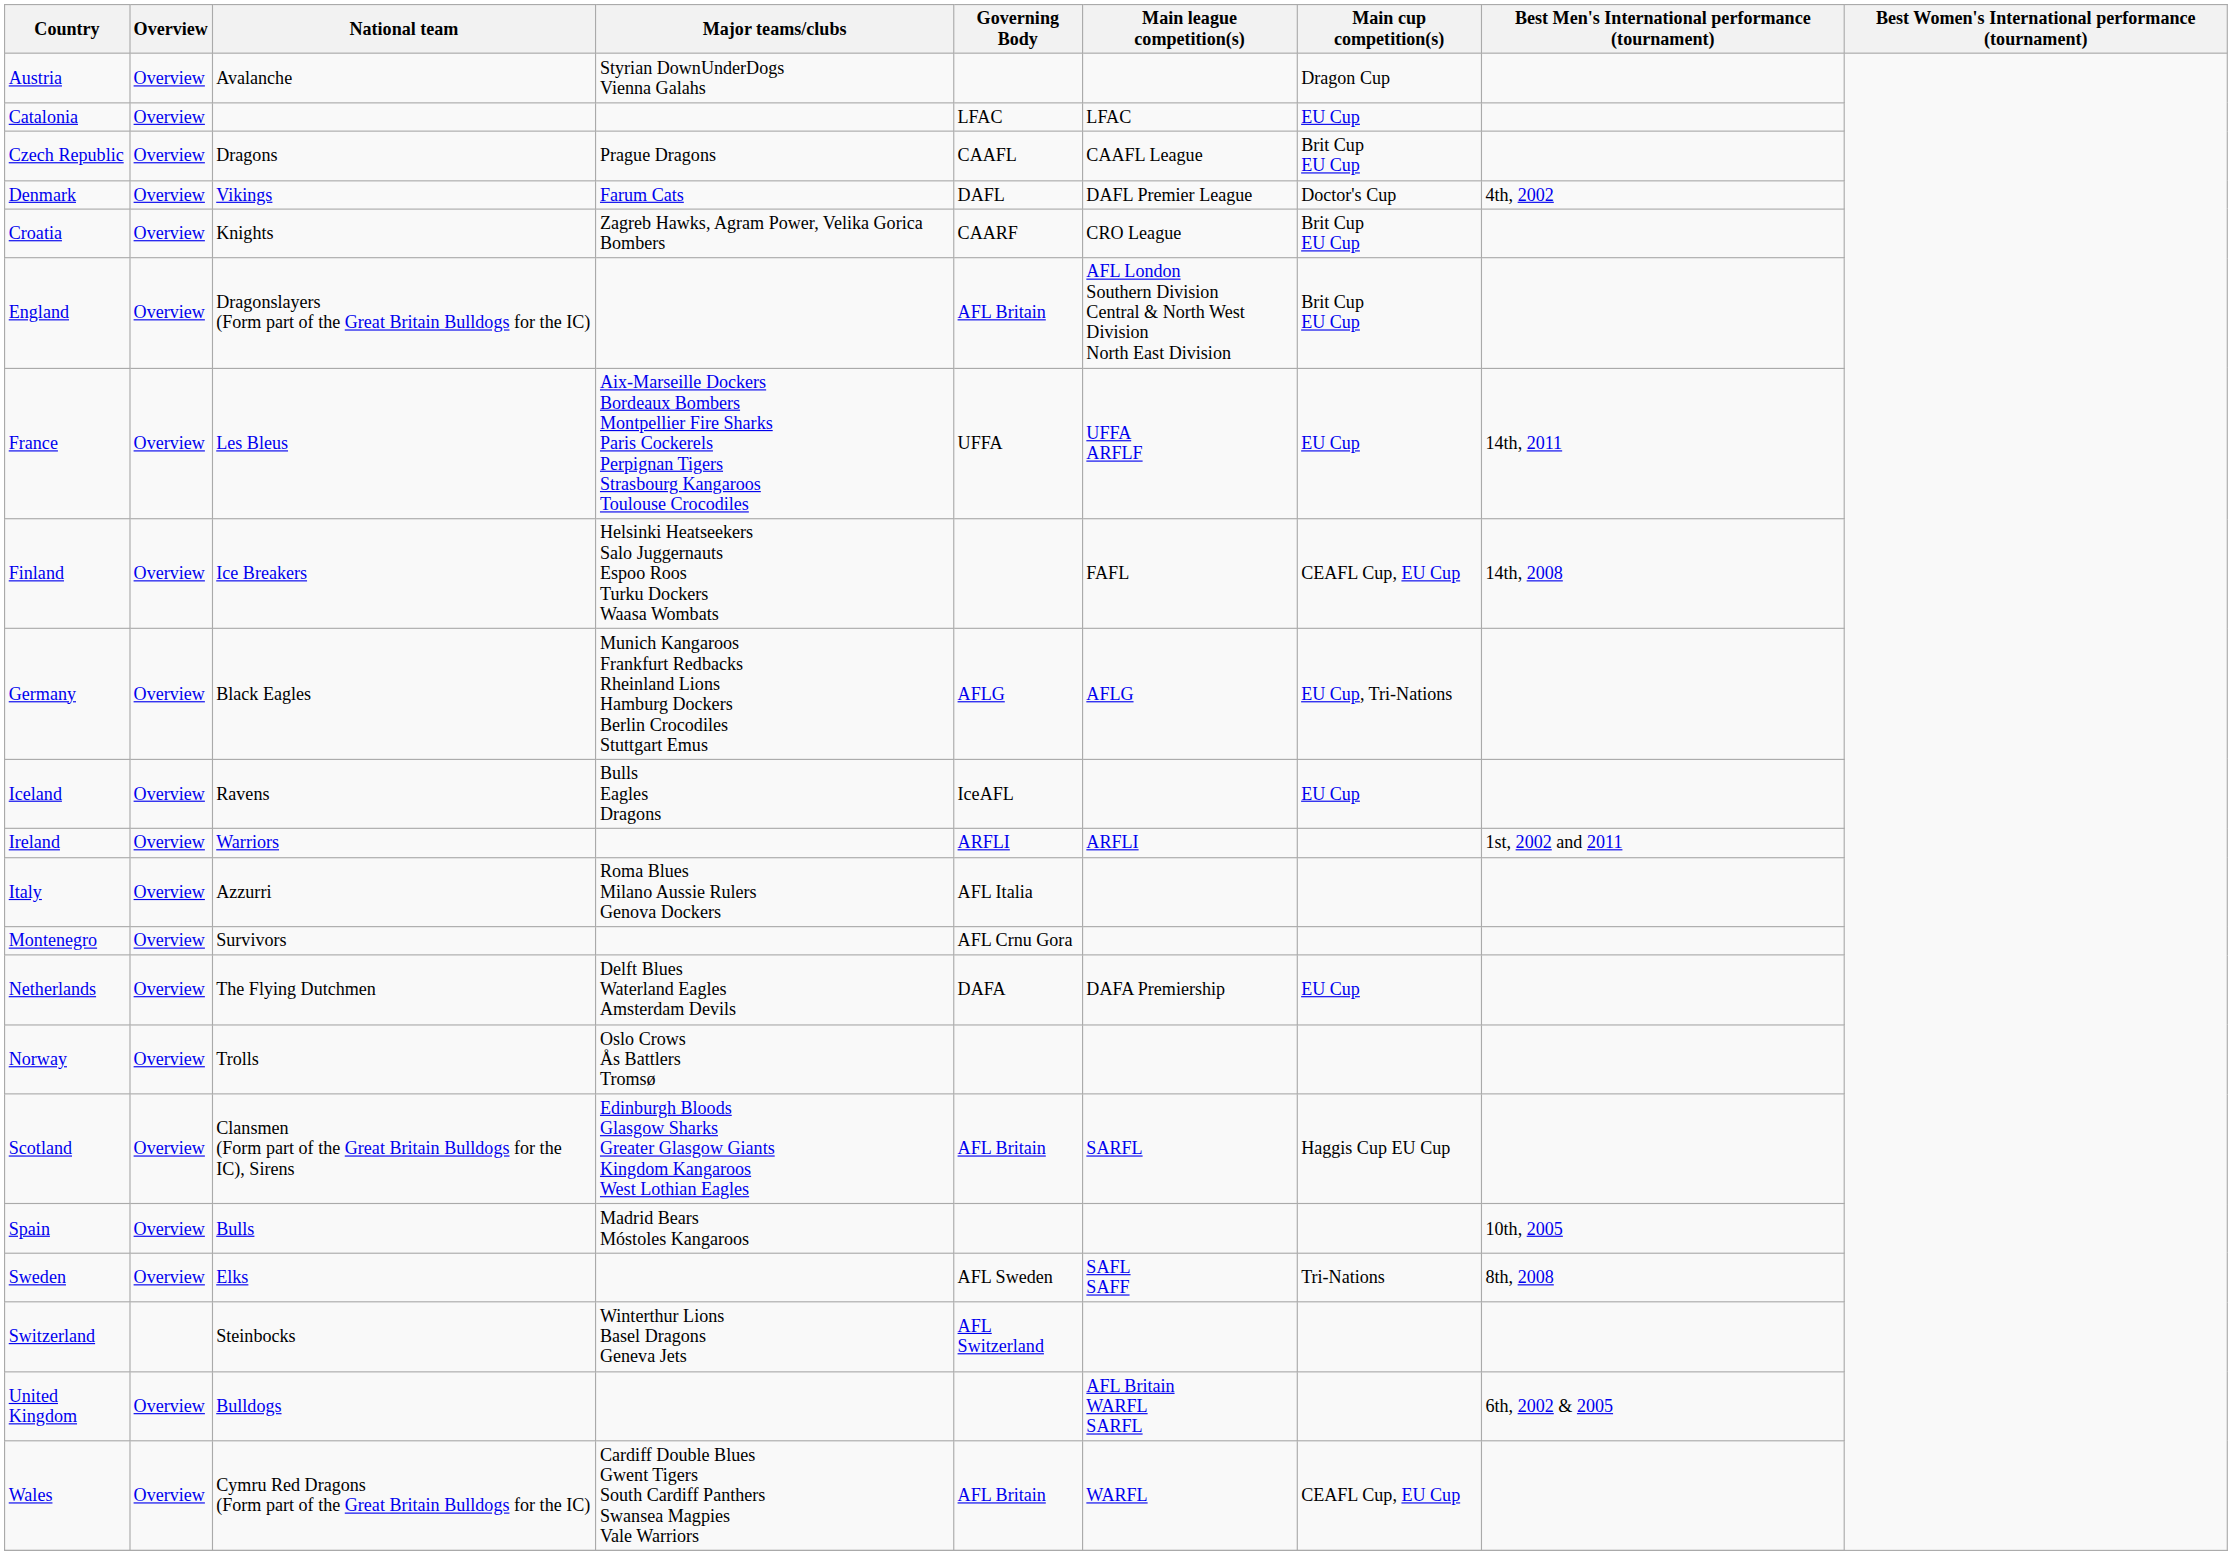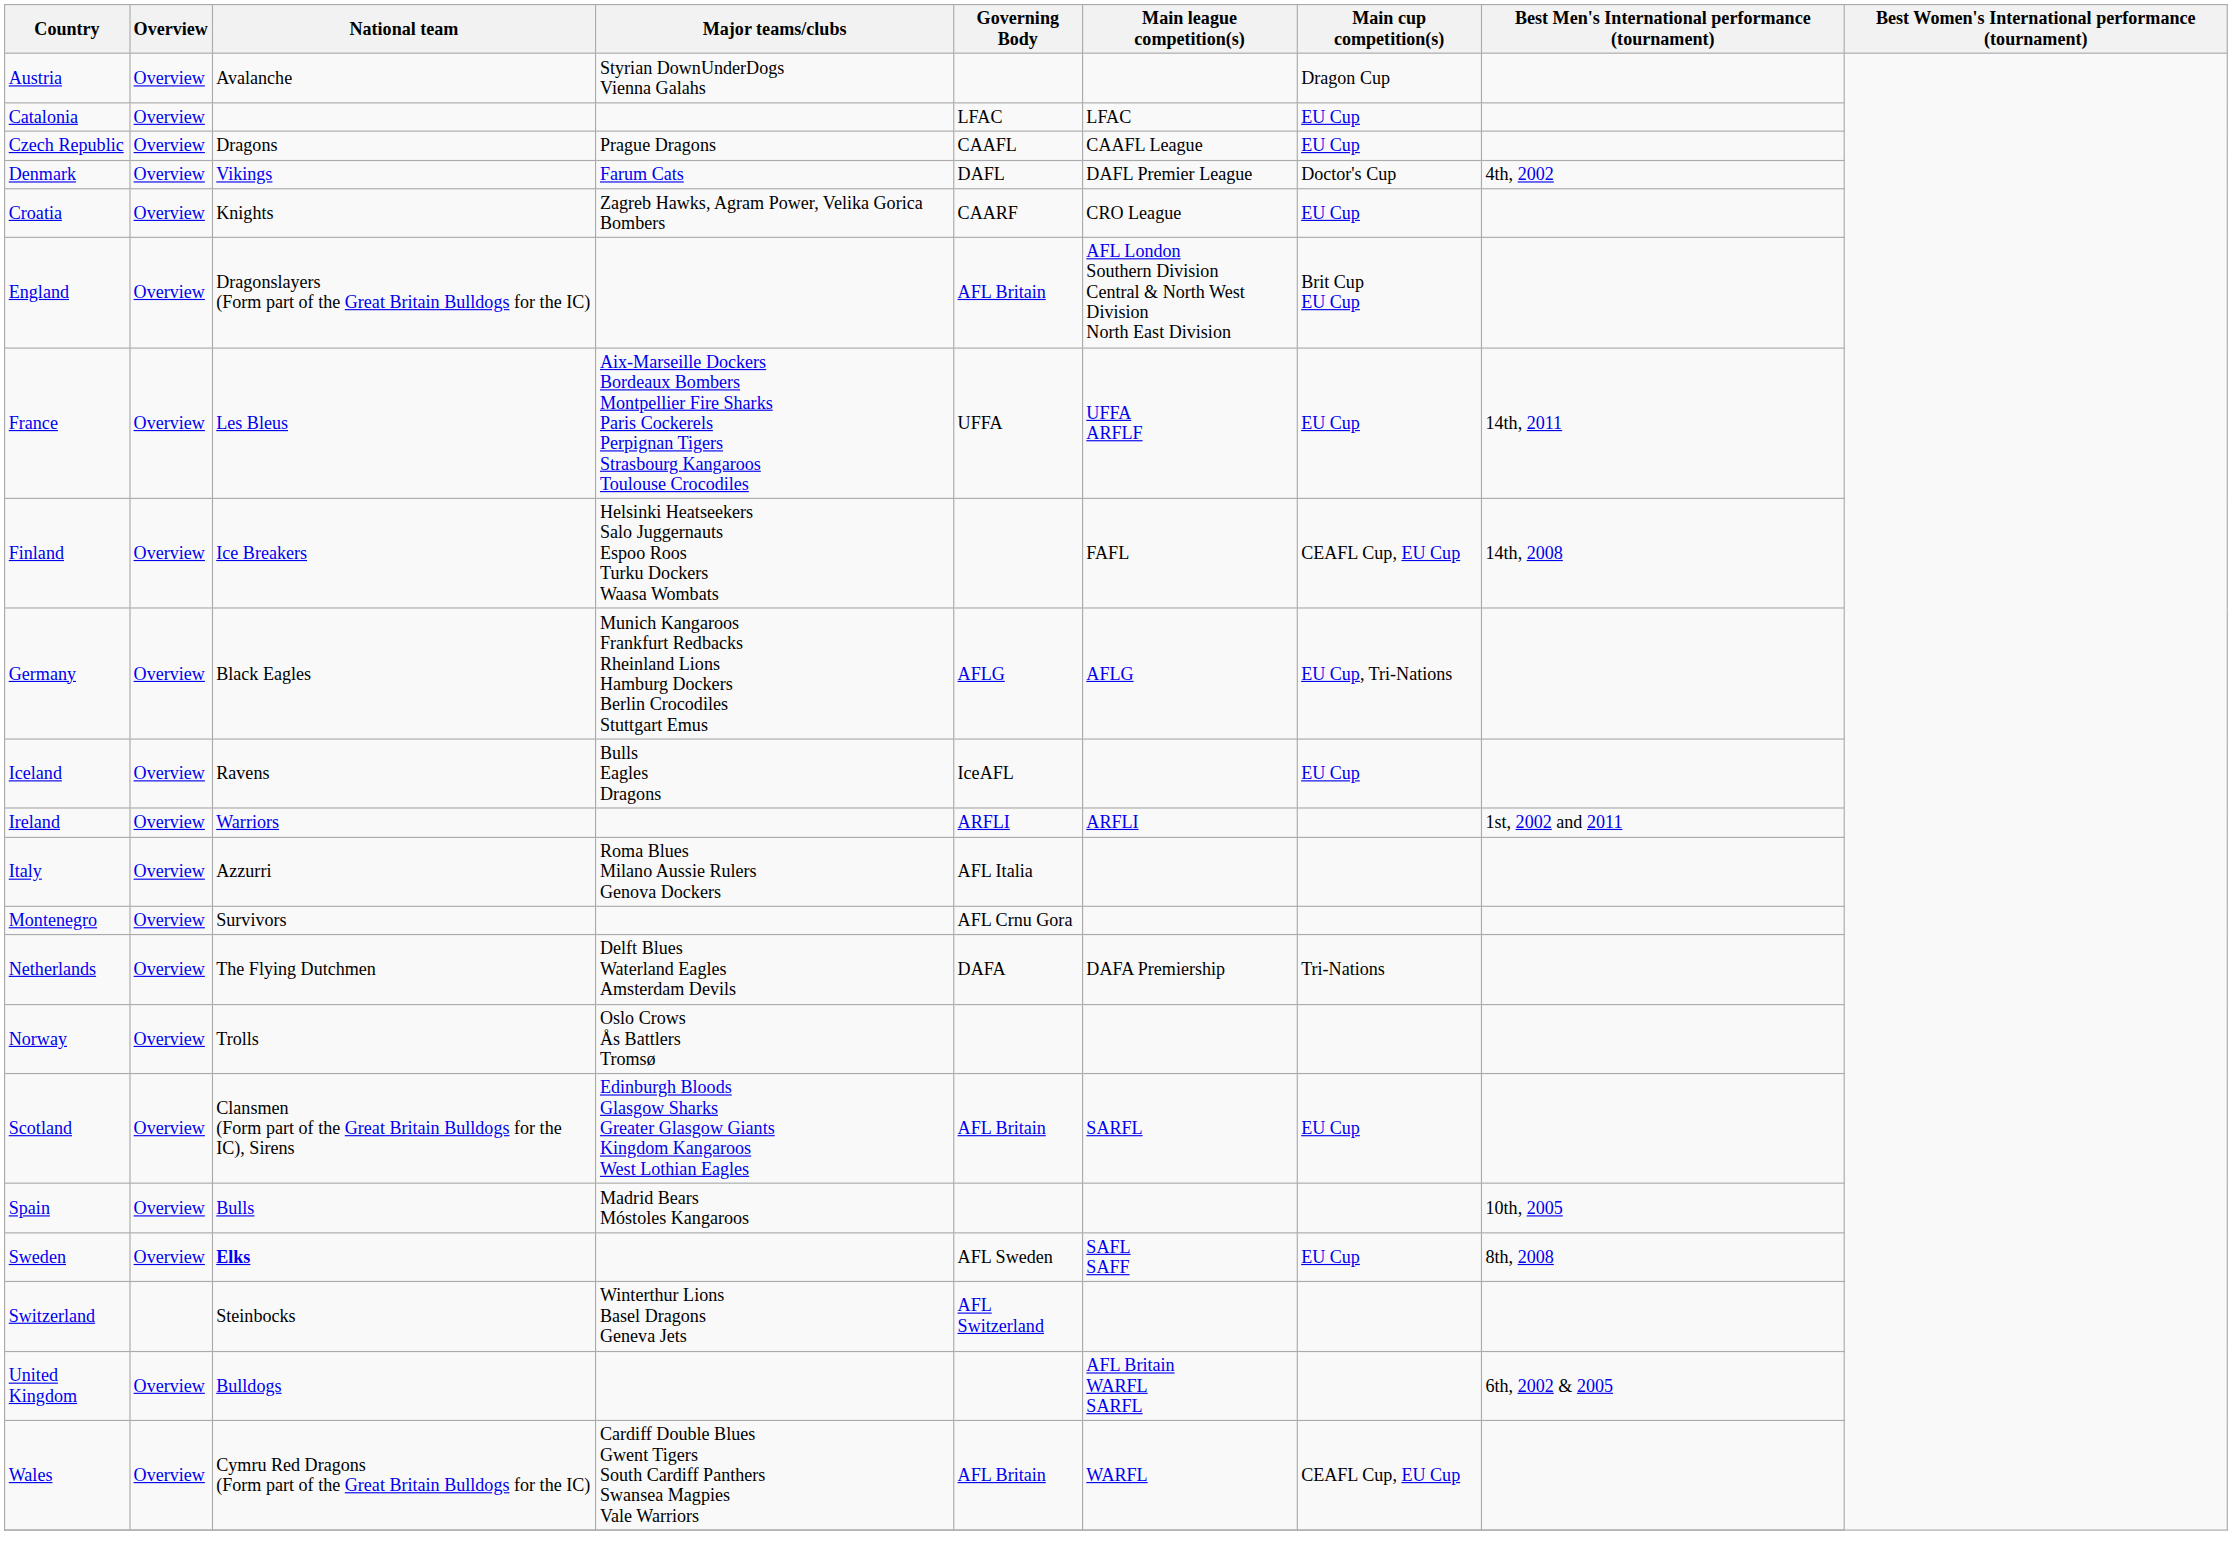(1333, 155) Brit Cup EU Cup -> (1331, 145) EU Cup
(1333, 233) Brit Cup EU Cup -> (1331, 213) EU Cup
(1331, 989) EU Cup -> (1343, 969) Tri-Nations
(1376, 1148) Haggis Cup EU Cup -> (1331, 1128) EU Cup
(232, 1277) normal -> (233, 1257) bold
(1343, 1277) Tri-Nations -> (1331, 1257) EU Cup
